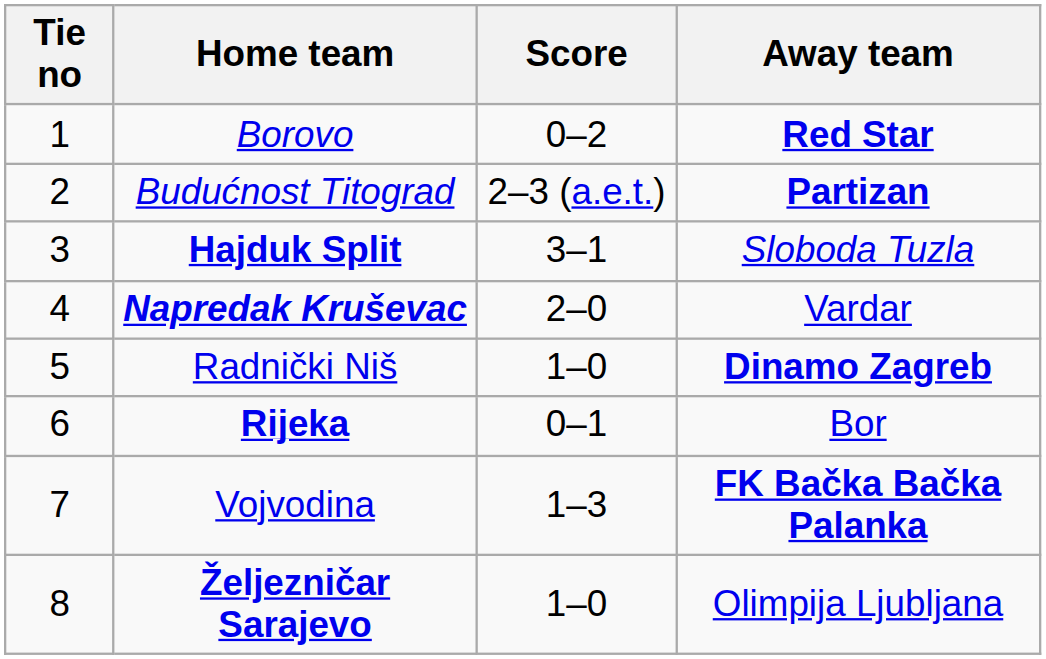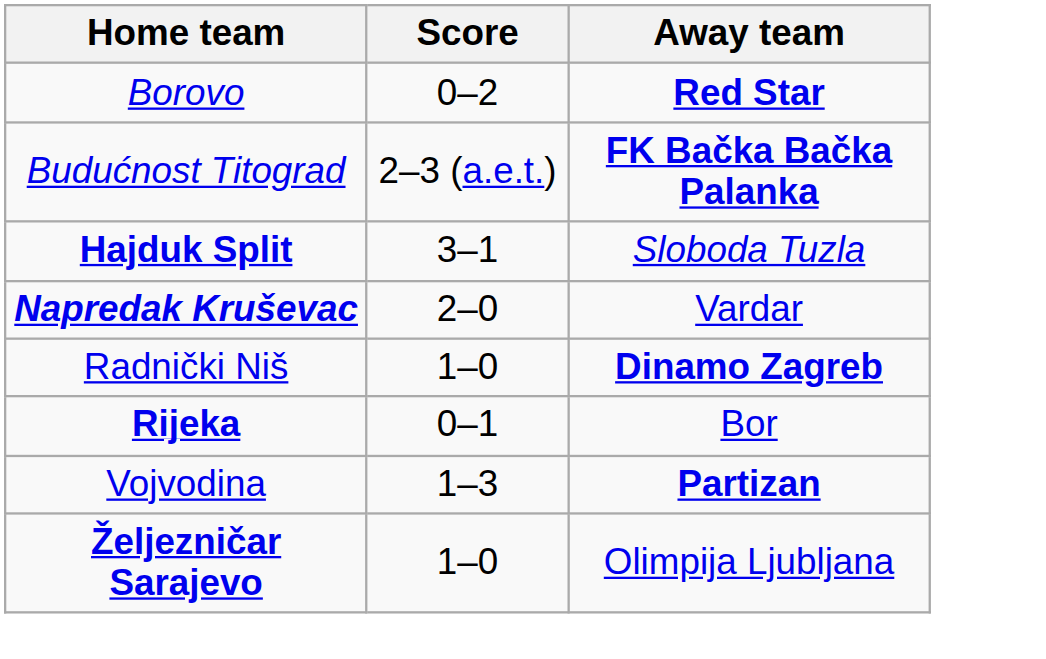- column: (60, 54)
(858, 191) Partizan -> (749, 171) FK Bačka Bačka Palanka
(858, 504) FK Bačka Bačka Palanka -> (749, 483) Partizan
